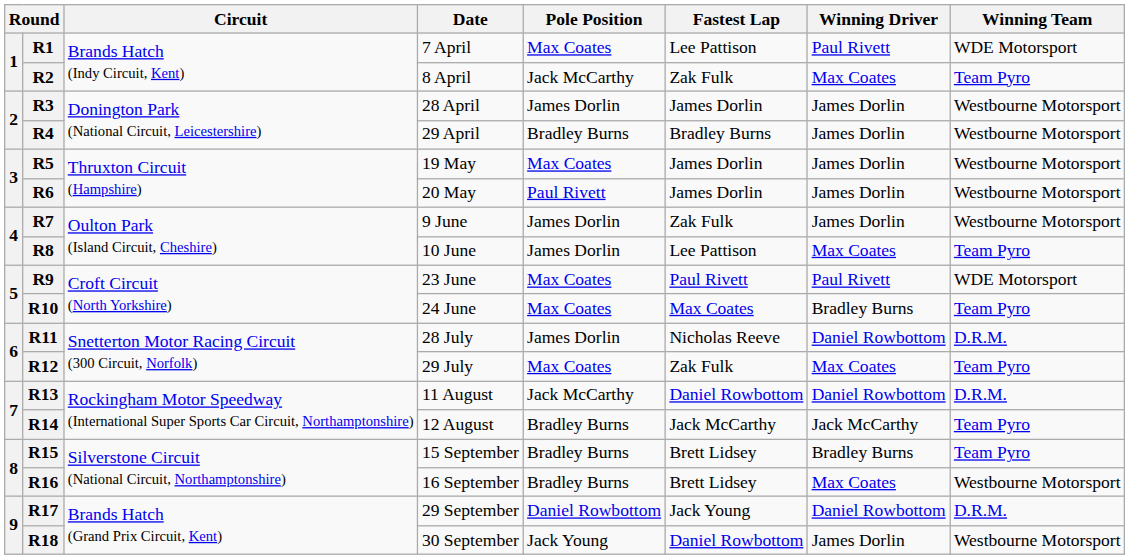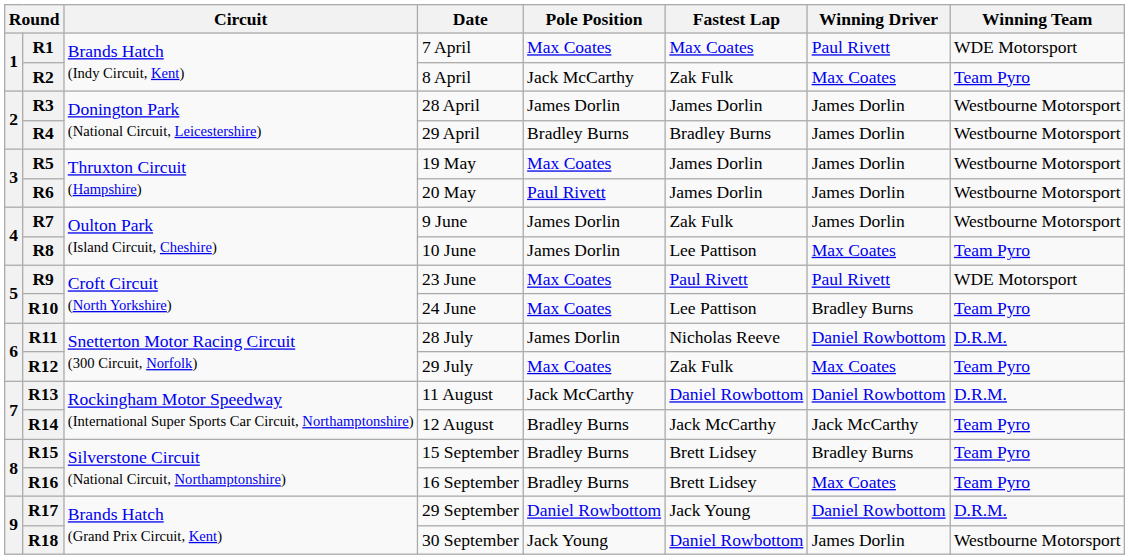(713, 47) Lee Pattison -> (712, 47) Max Coates
(712, 308) Max Coates -> (713, 308) Lee Pattison
(1037, 481) Westbourne Motorsport -> (992, 481) Team Pyro
